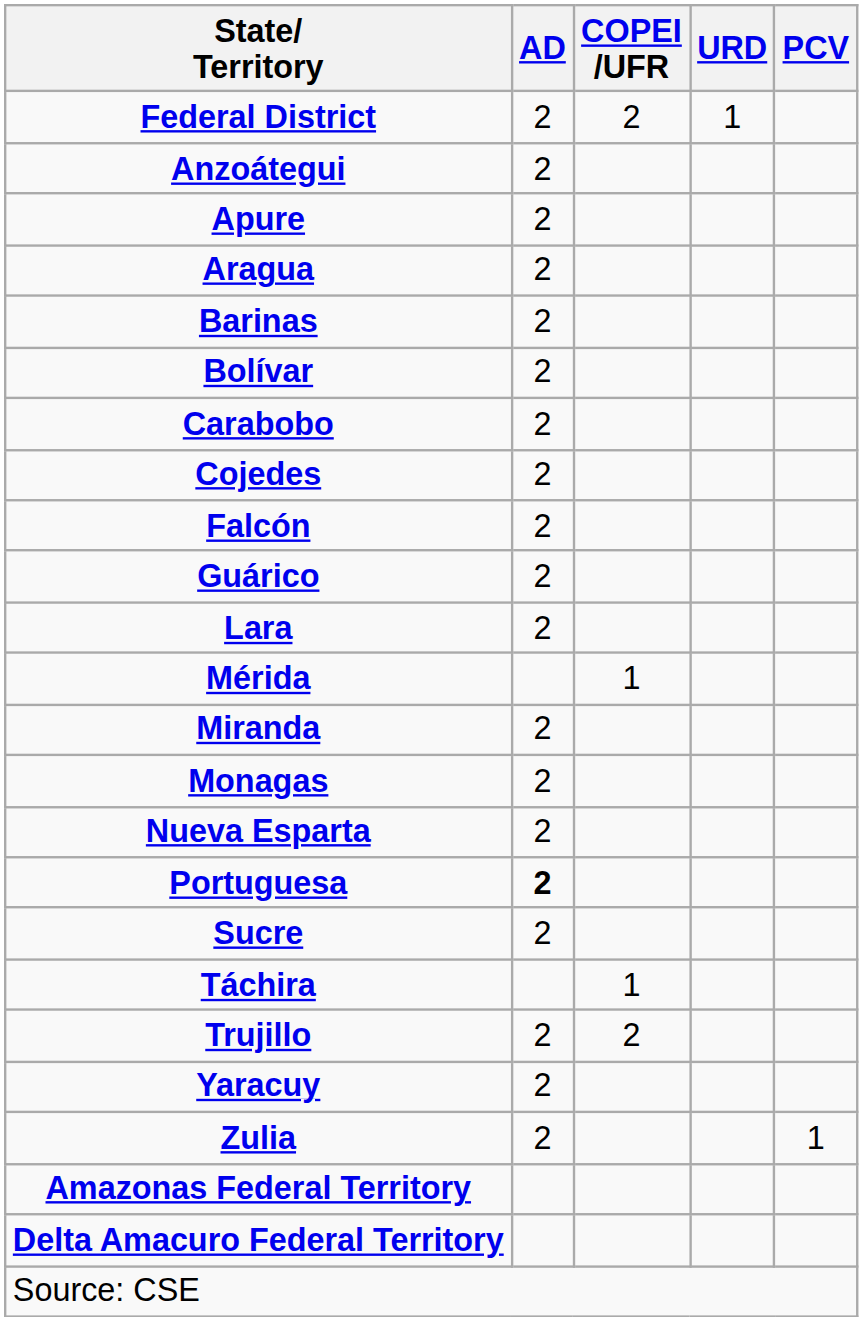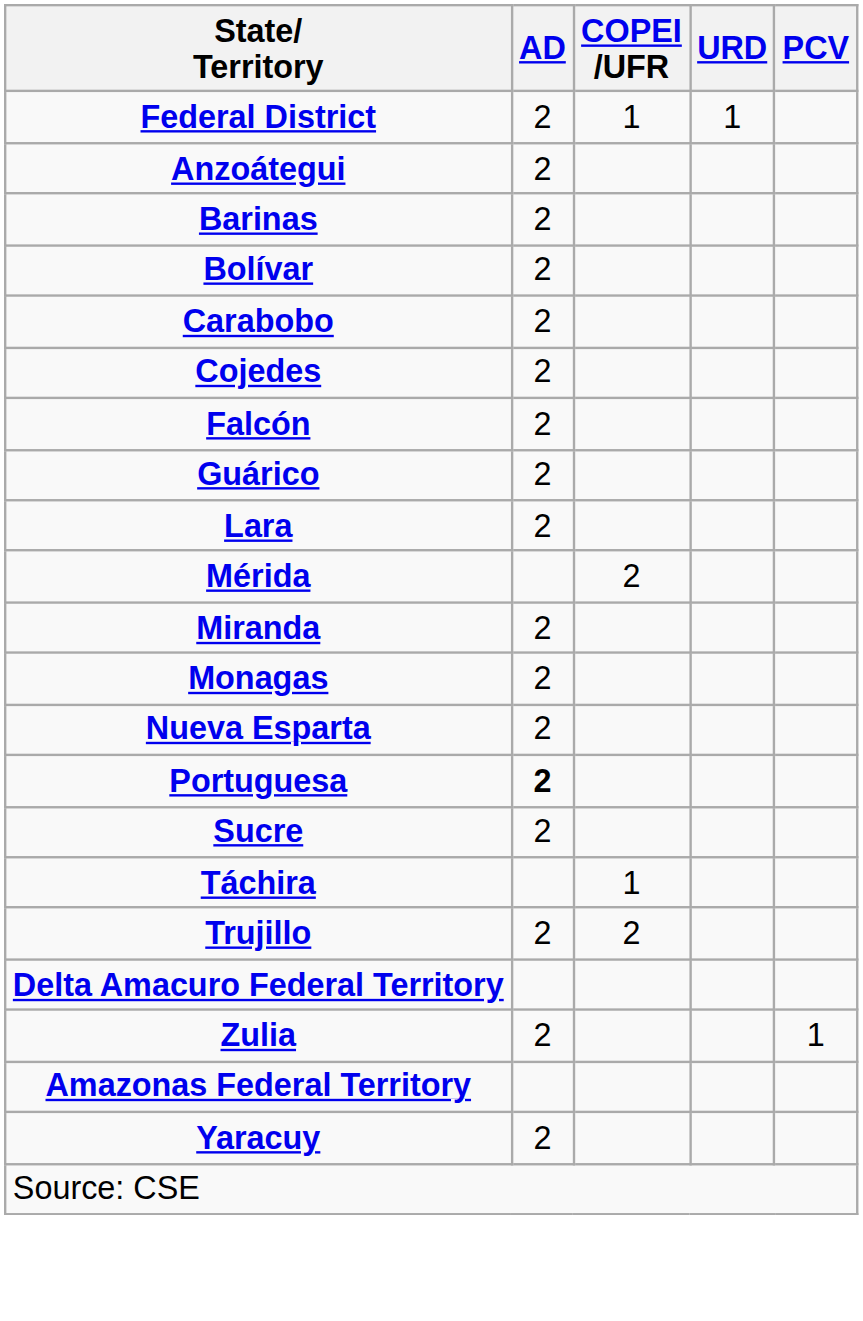(631, 117) 2 -> (631, 117) 1
- row: (258, 219)
- row: (258, 270)
(631, 678) 1 -> (631, 576) 2
rows swapped: (258, 1086) <-> (258, 1239)
